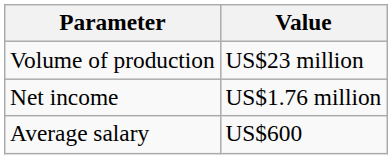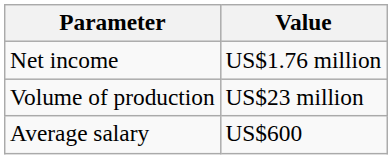rows swapped: (112, 60) <-> (64, 97)
